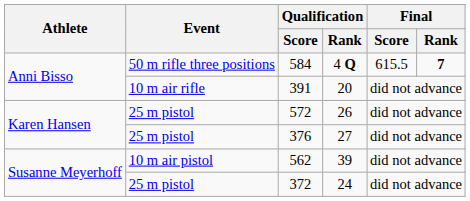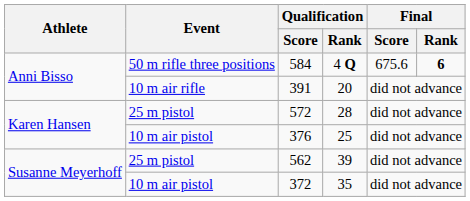(391, 64) 615.5 -> (391, 64) 675.6
(441, 64) 7 -> (441, 64) 6
(345, 112) 26 -> (345, 112) 28
(161, 136) 25 m pistol -> (171, 136) 10 m air pistol
(345, 136) 27 -> (345, 136) 25
(171, 160) 10 m air pistol -> (161, 160) 25 m pistol
(161, 184) 25 m pistol -> (171, 184) 10 m air pistol
(345, 184) 24 -> (345, 184) 35
